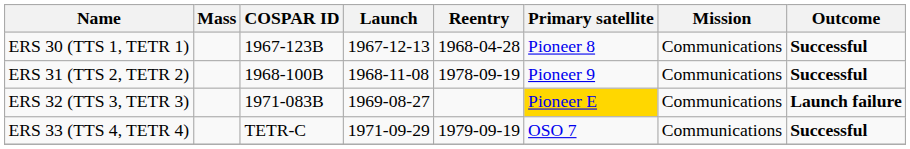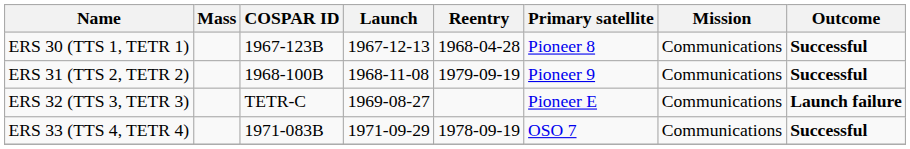(479, 74) 1978-09-19 -> (479, 74) 1979-09-19
(284, 102) 1971-083B -> (275, 102) TETR-C
(563, 102) gold background -> (563, 102) no background
(275, 130) TETR-C -> (284, 130) 1971-083B
(479, 130) 1979-09-19 -> (479, 130) 1978-09-19
